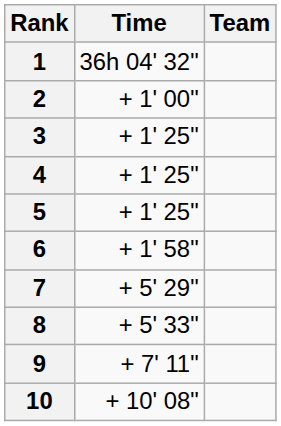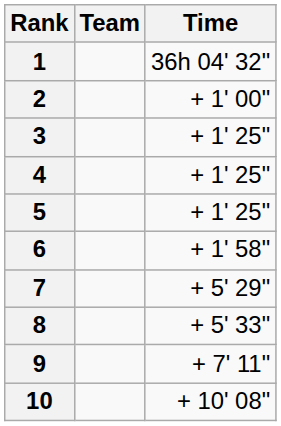columns swapped: (240, 23) <-> (139, 23)
